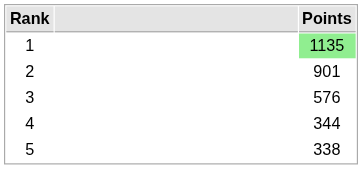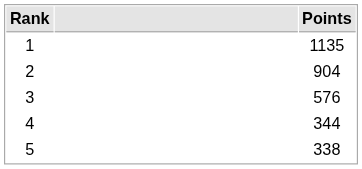(327, 46) lightgreen background -> (327, 46) no background
(327, 72) 901 -> (327, 72) 904
